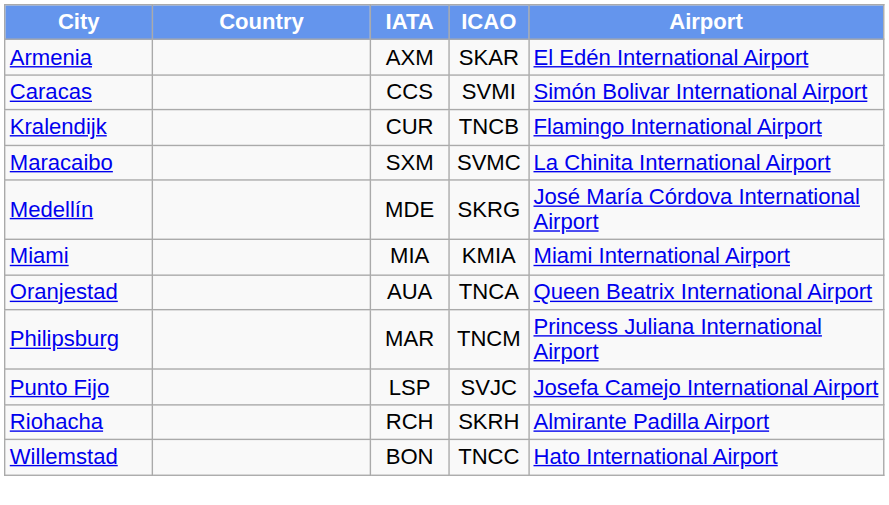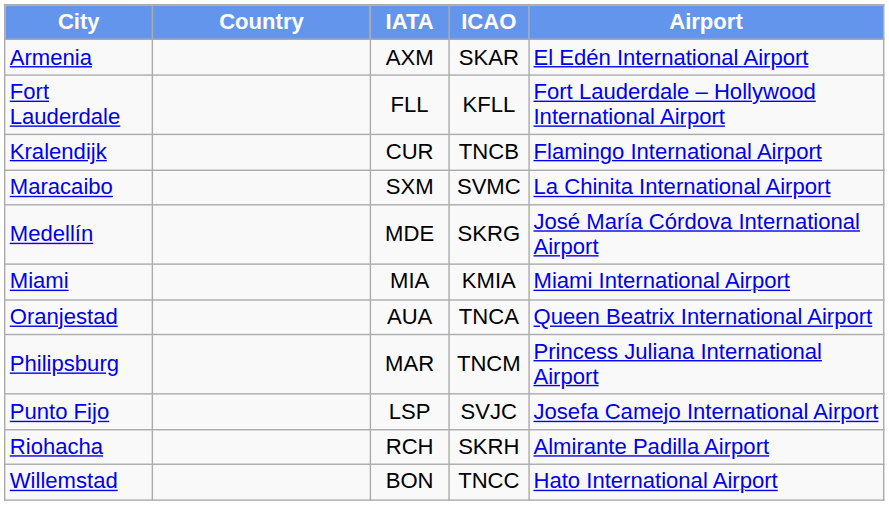- row: (51, 92)
+ row: (65, 104)
